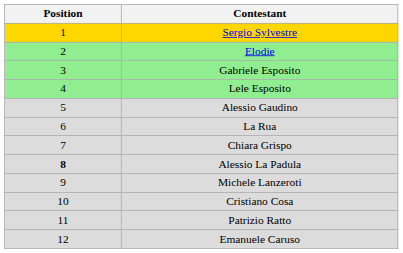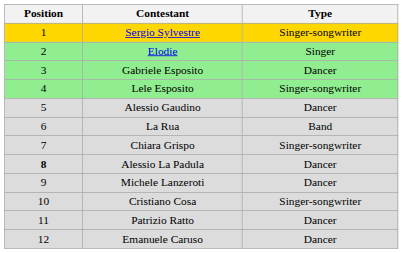+ column: (320, 14)
